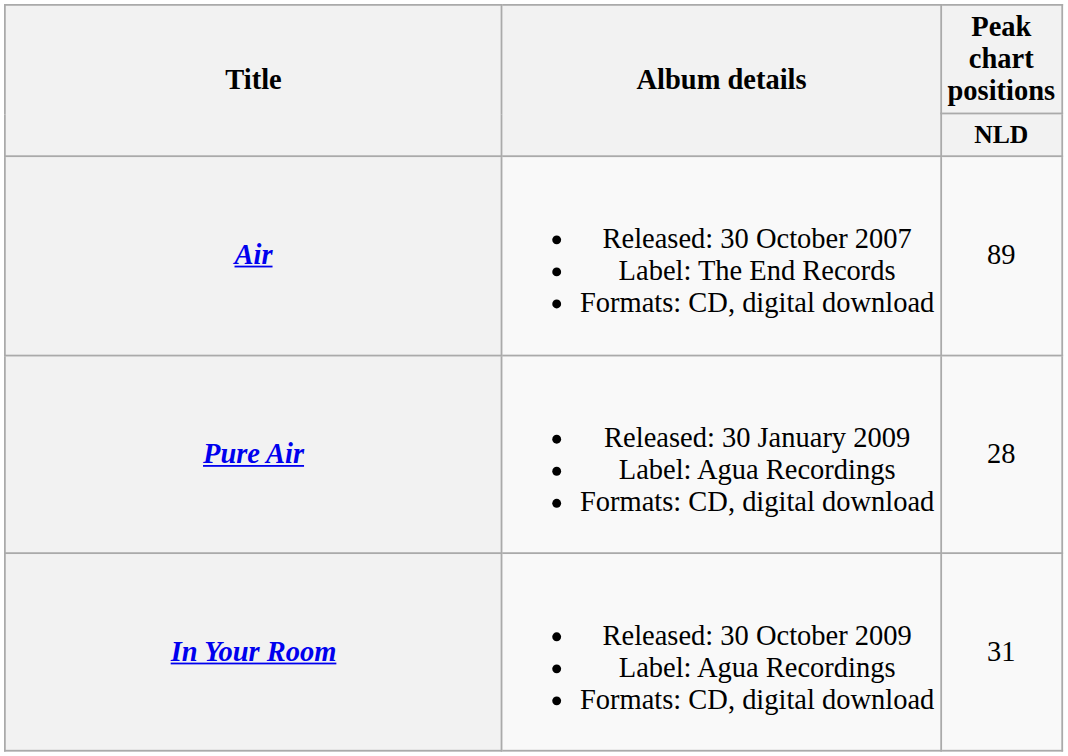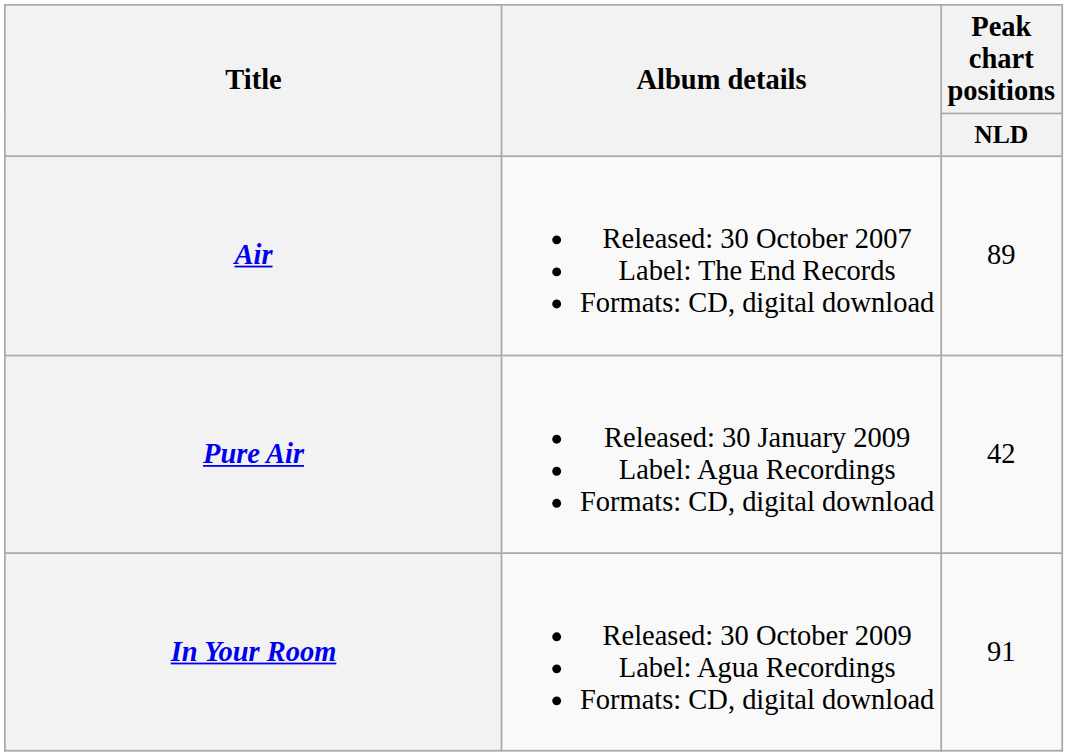(1001, 453) 28 -> (1001, 453) 42
(1001, 651) 31 -> (1001, 651) 91
